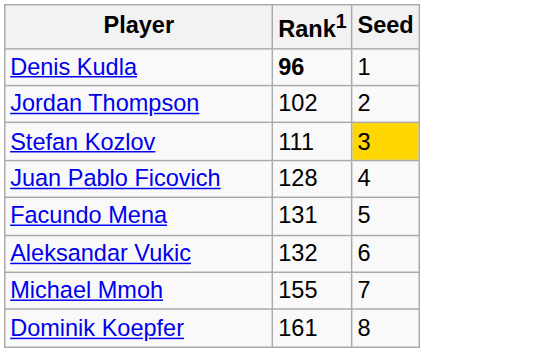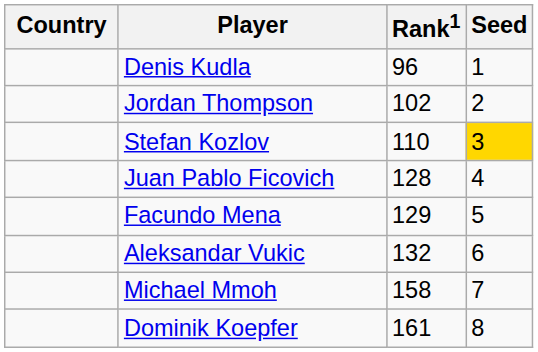+ column: (62, 26)
(291, 66) bold -> (405, 66) normal
(296, 141) 111 -> (411, 141) 110
(298, 216) 131 -> (412, 216) 129
(298, 290) 155 -> (412, 290) 158
